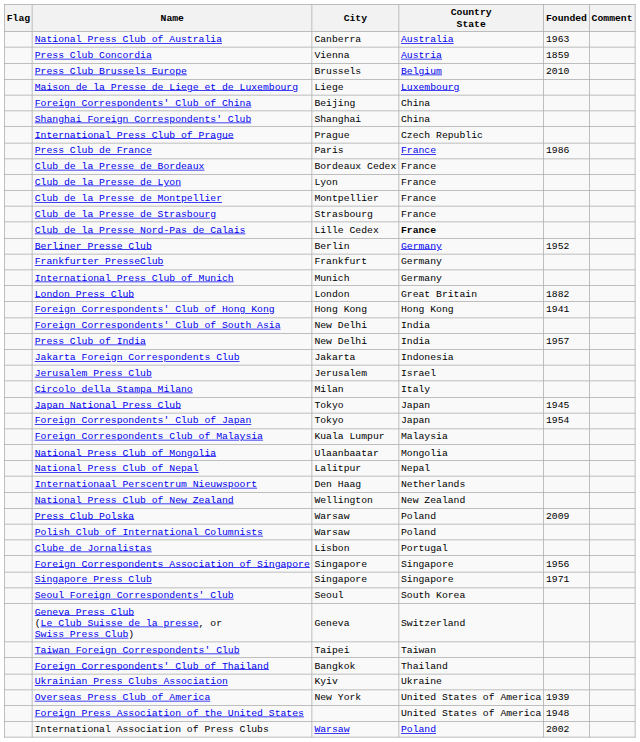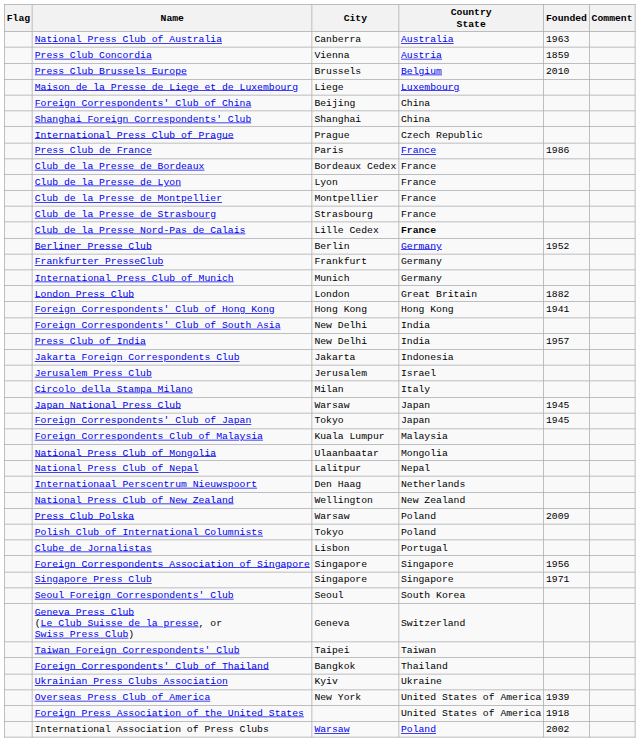(329, 405) Tokyo -> (332, 405) Warsaw
(558, 421) 1954 -> (558, 421) 1945
(332, 532) Warsaw -> (329, 532) Tokyo
(558, 713) 1948 -> (558, 713) 1918
